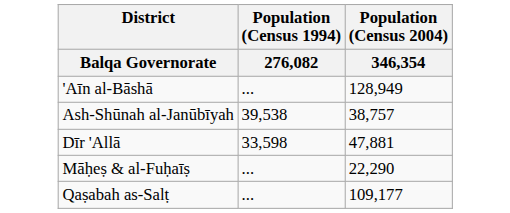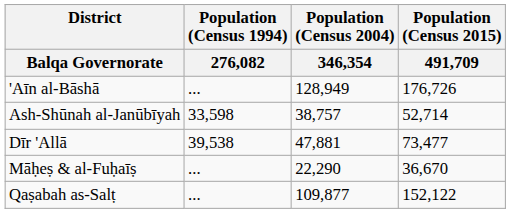+ column: (452, 62)
(264, 115) 39,538 -> (211, 115) 33,598
(264, 141) 33,598 -> (211, 141) 39,538
(376, 194) 109,177 -> (322, 194) 109,877
